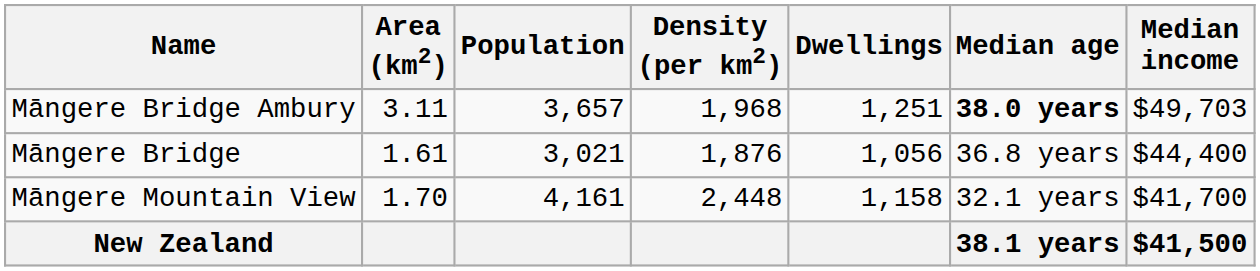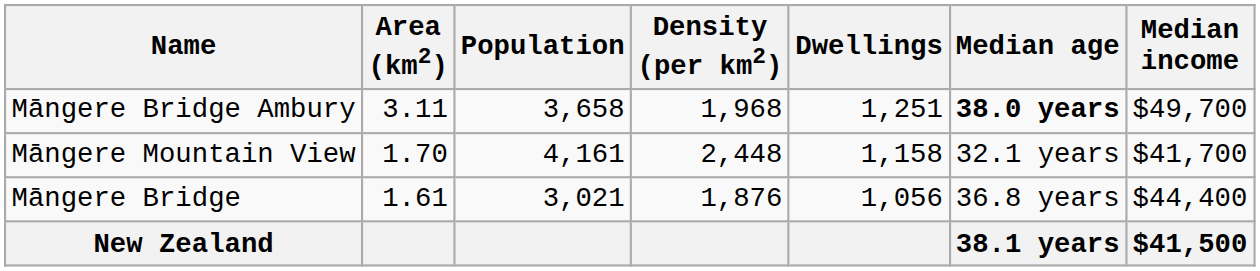(584, 110) 3,657 -> (584, 110) 3,658
(1190, 110) $49,703 -> (1190, 110) $49,700
rows swapped: (126, 155) <-> (184, 199)
